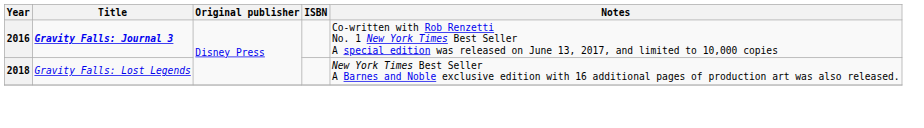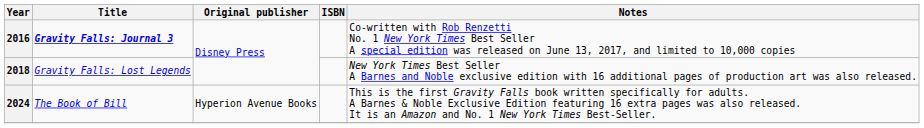+ row: (18, 104)
